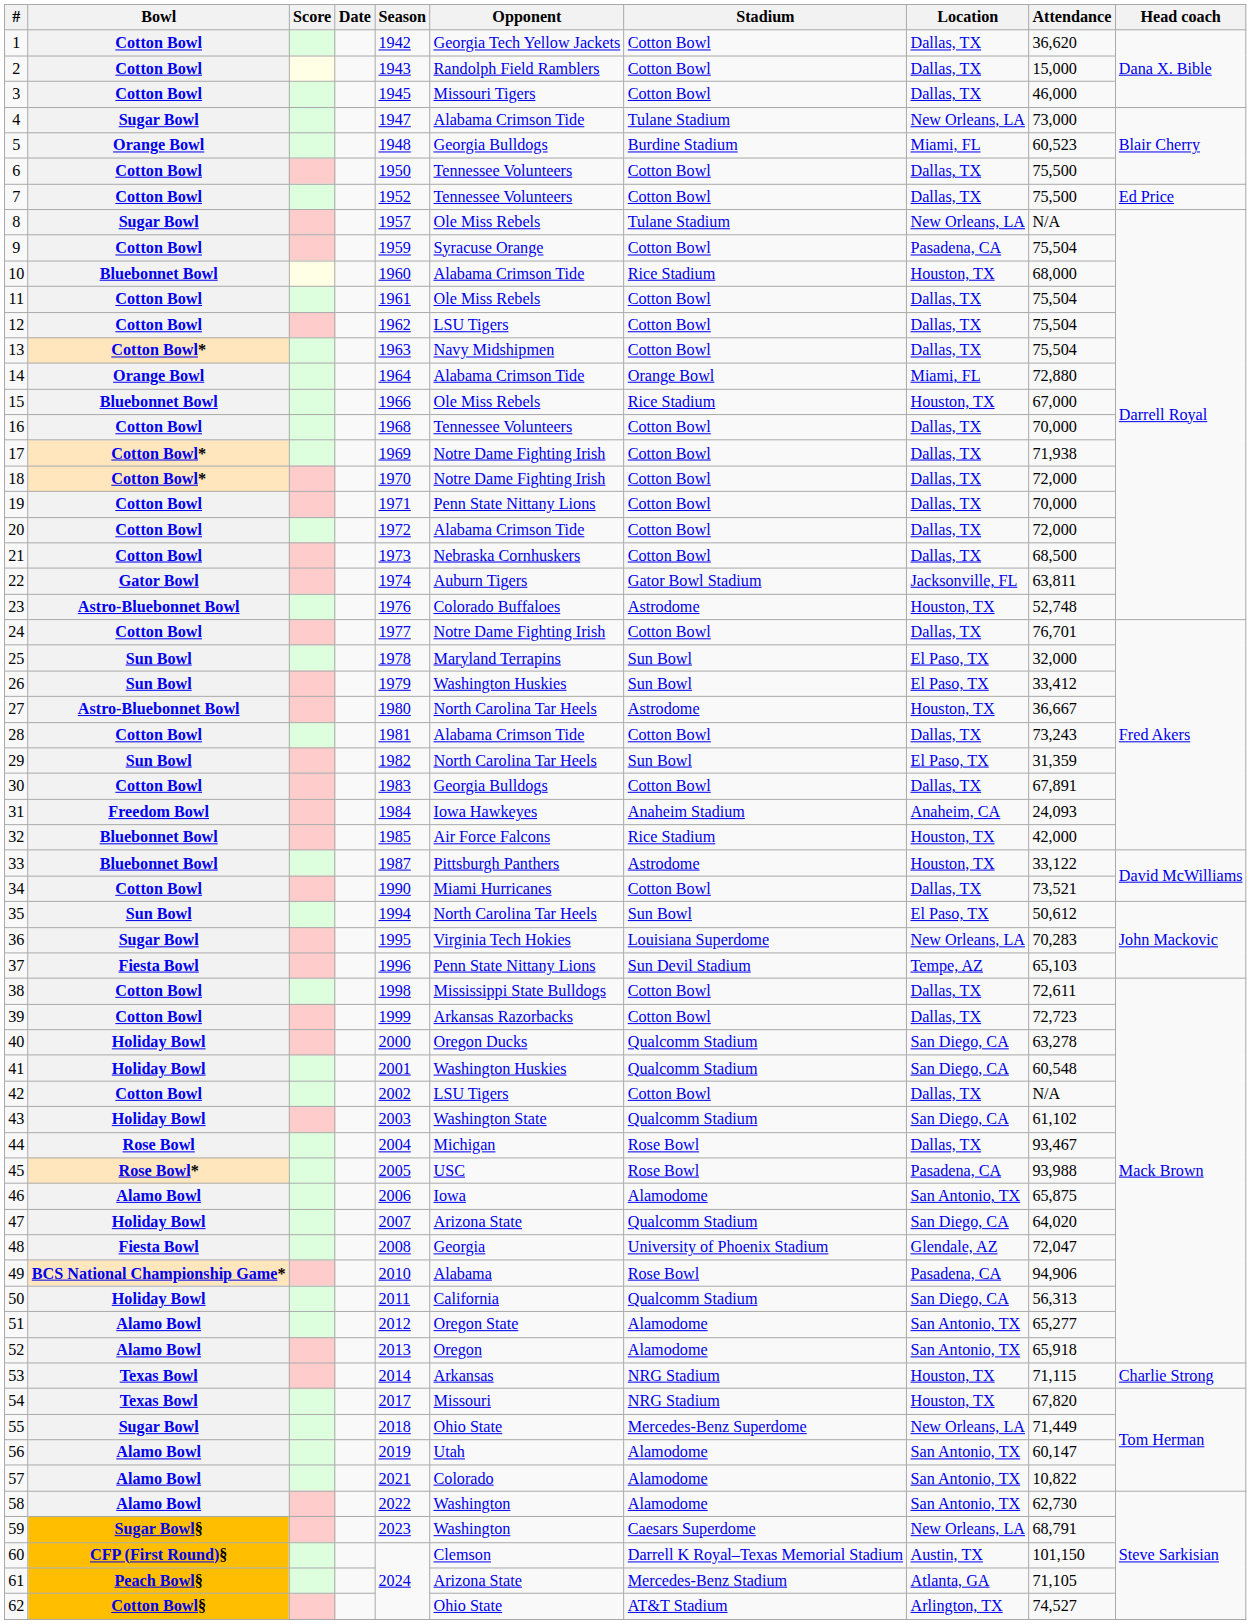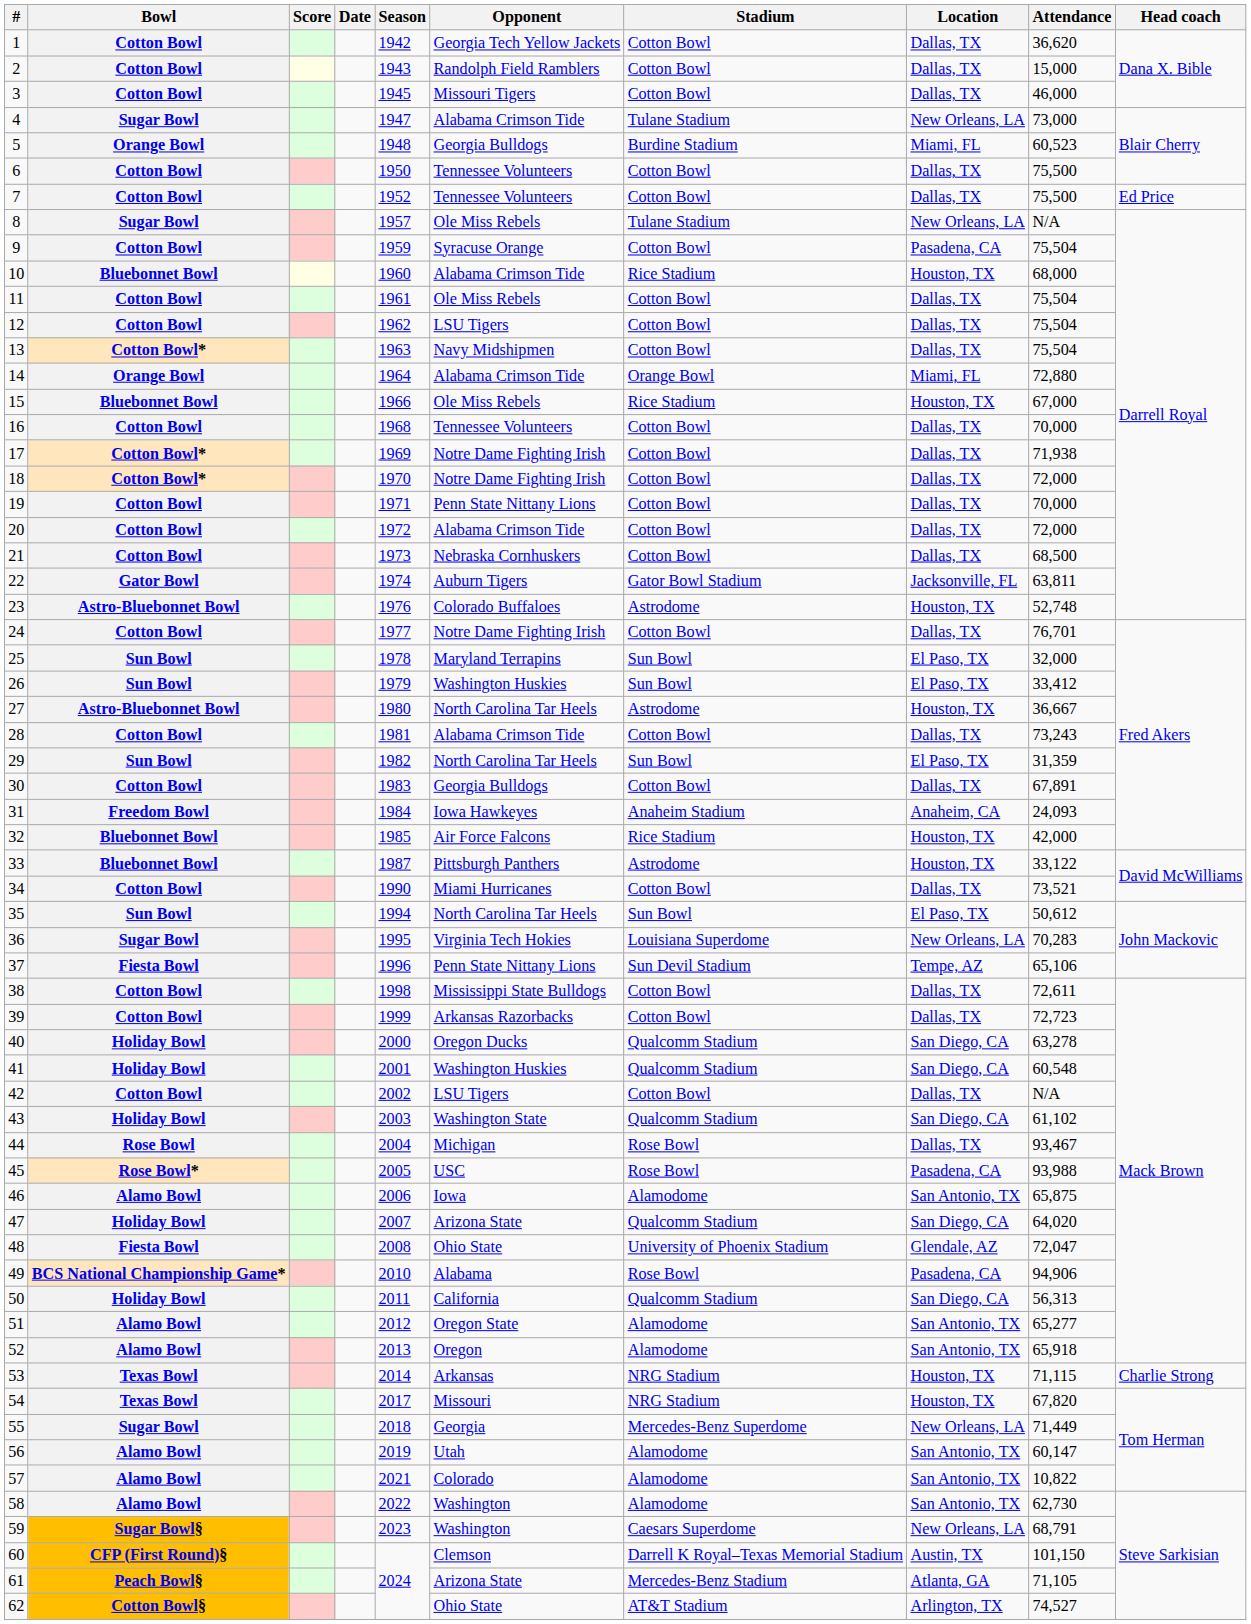(1055, 965) 65,103 -> (1055, 965) 65,106
(459, 1247) Georgia -> (468, 1247) Ohio State
(468, 1426) Ohio State -> (459, 1426) Georgia
